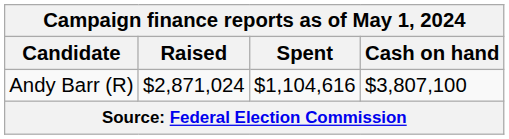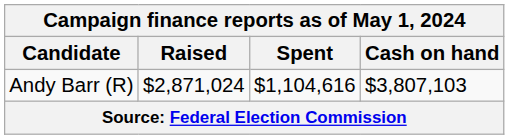(416, 85) $3,807,100 -> (416, 85) $3,807,103
